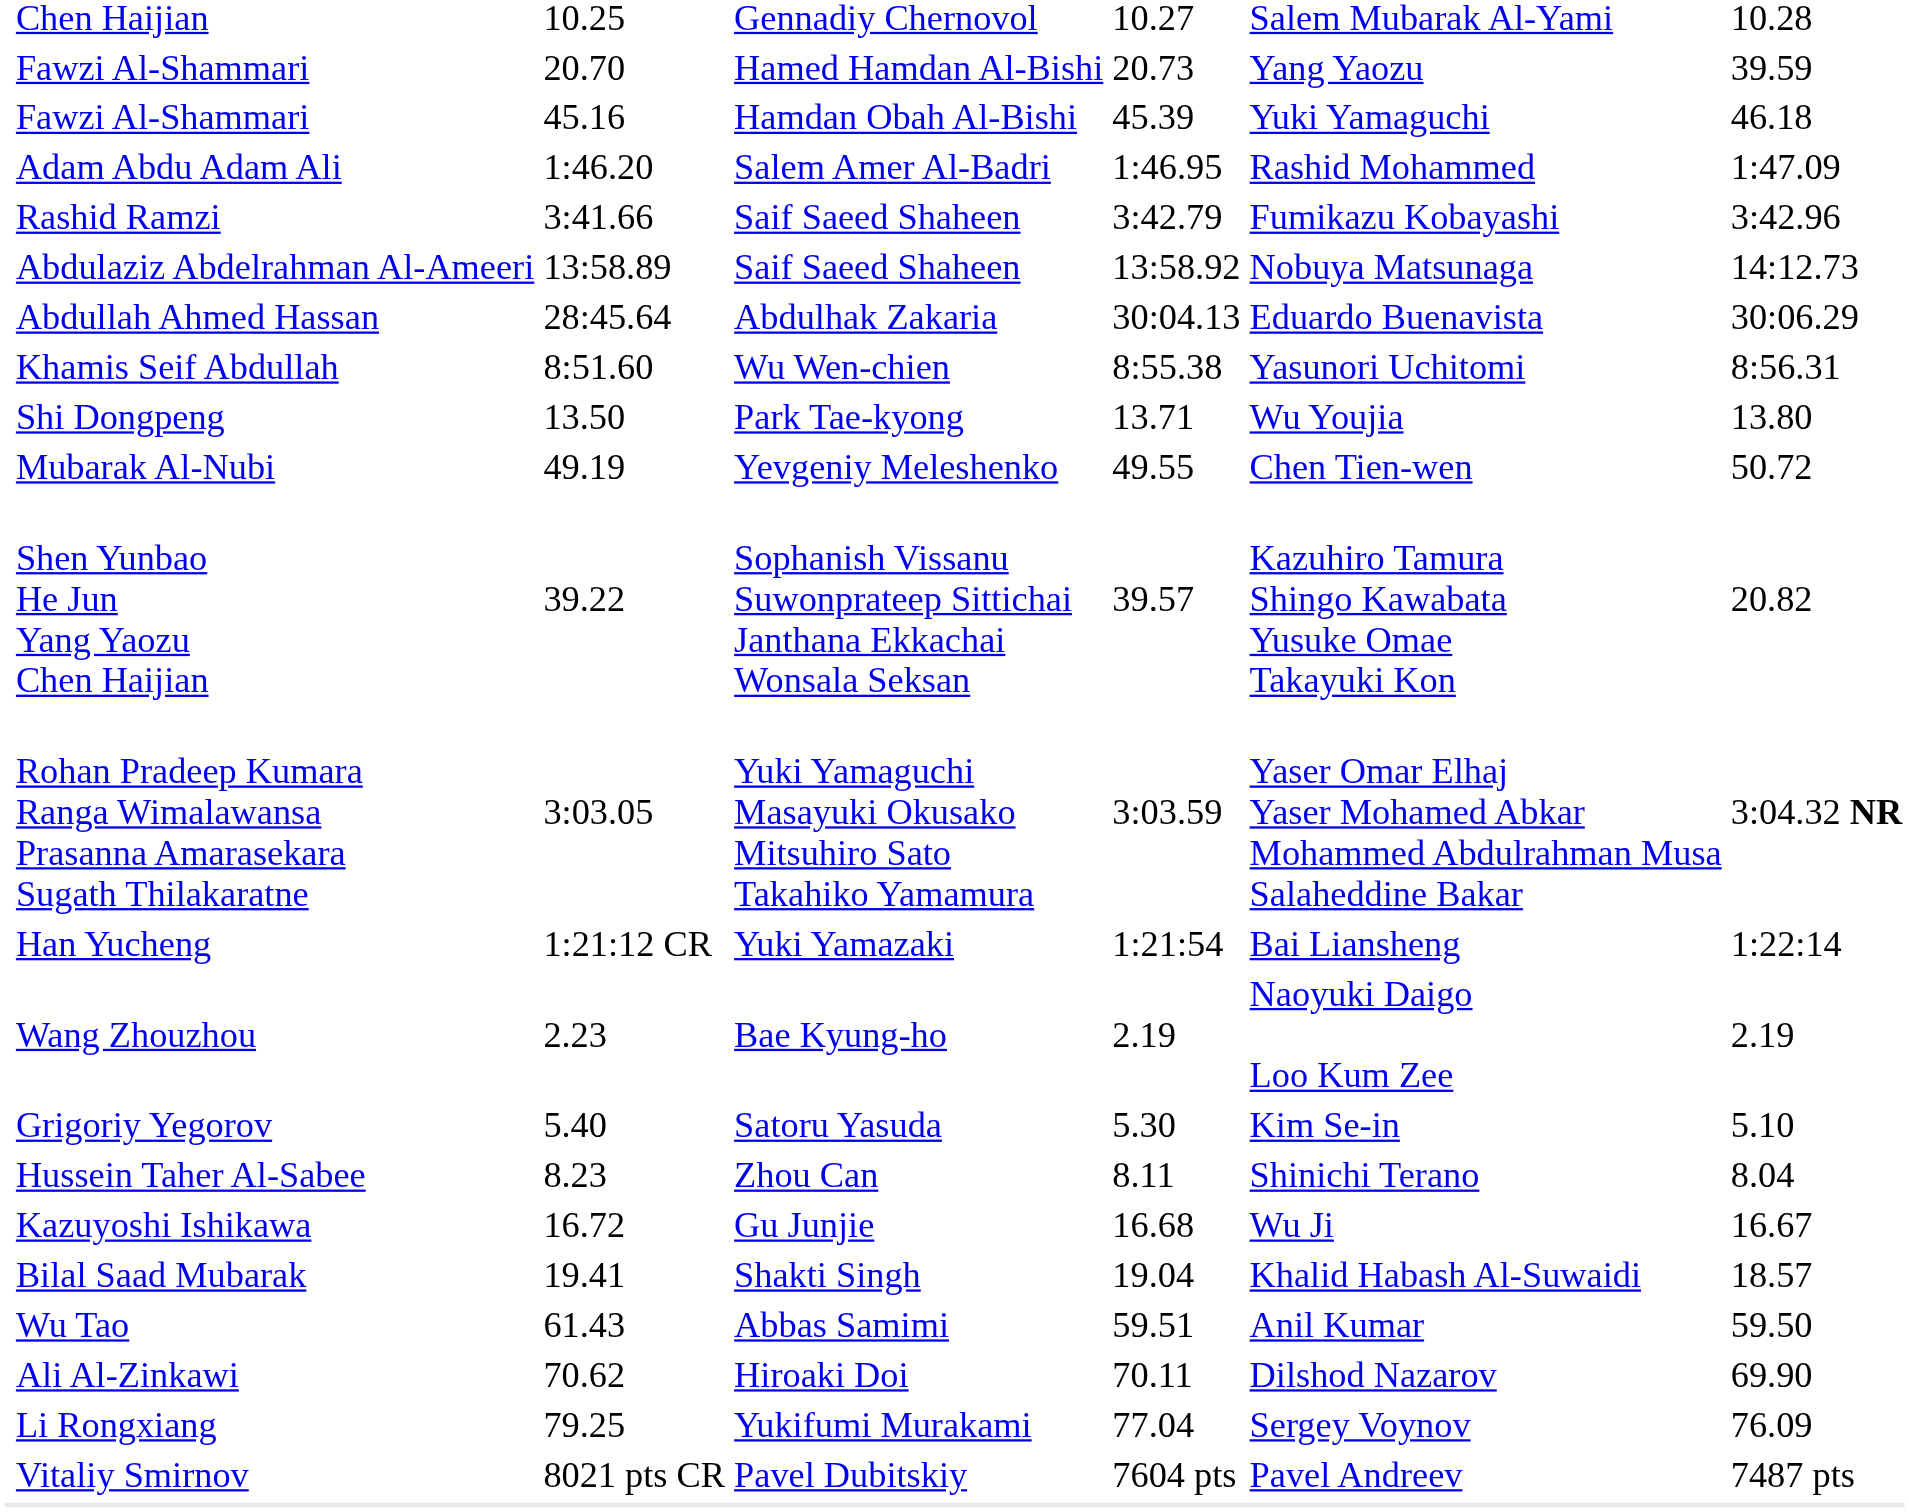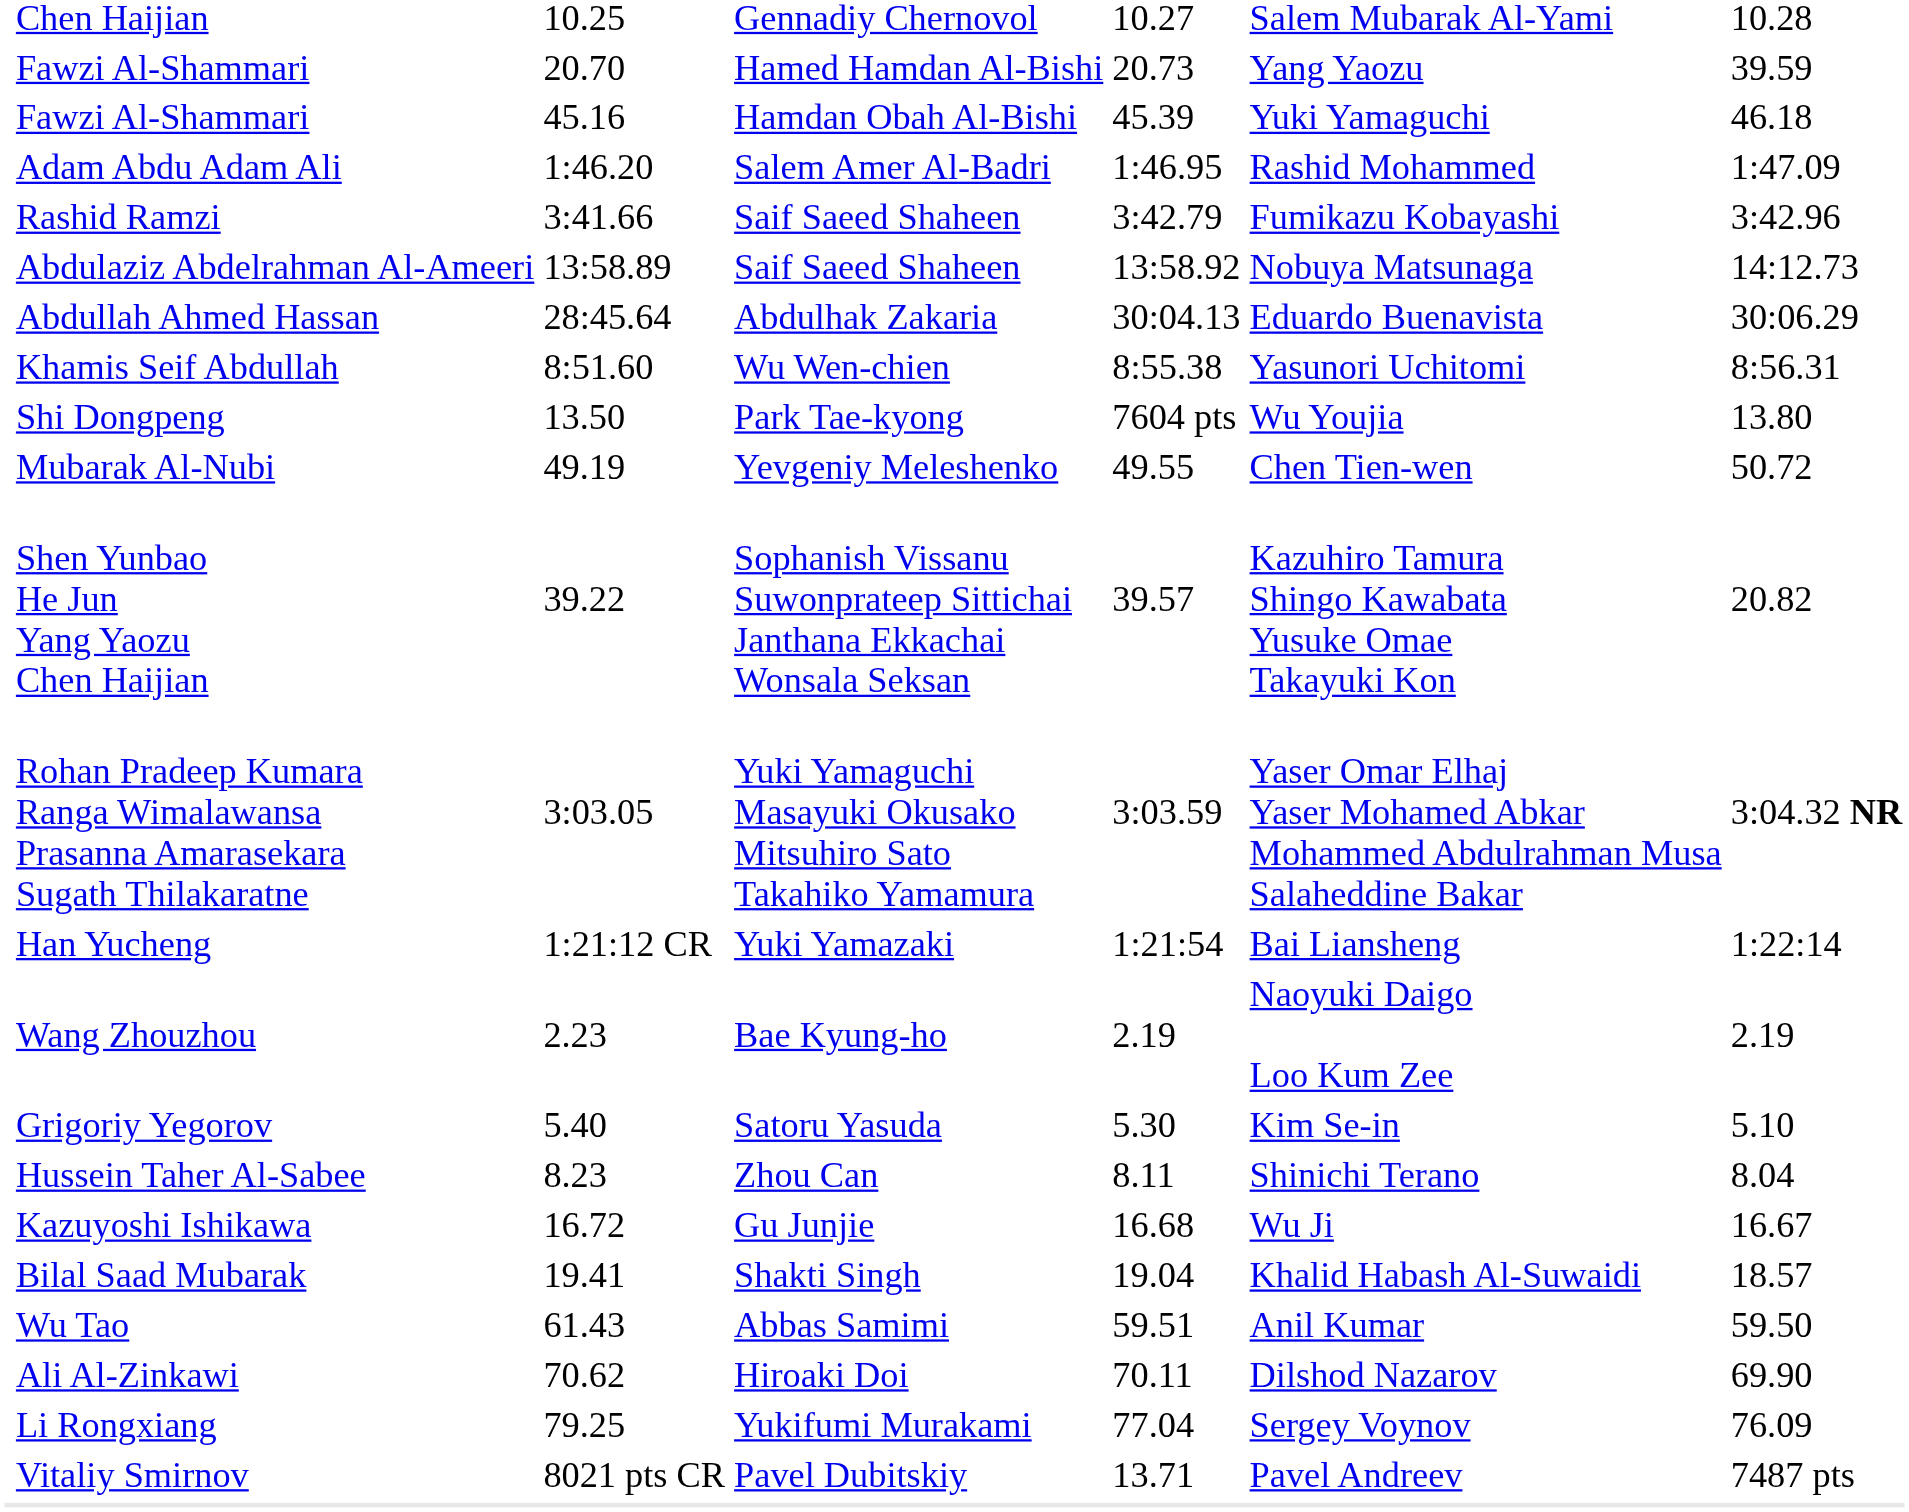(1153, 417) 13.71 -> (1174, 417) 7604 pts
(1174, 1474) 7604 pts -> (1153, 1474) 13.71
